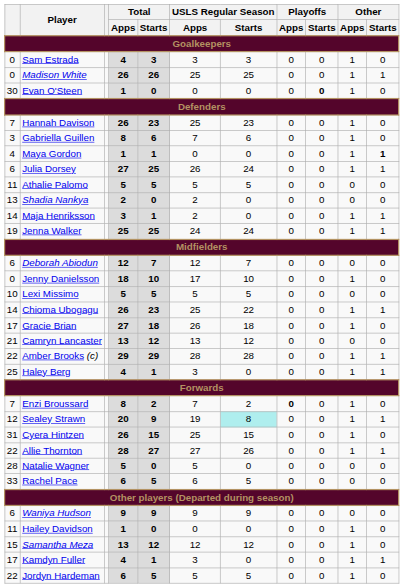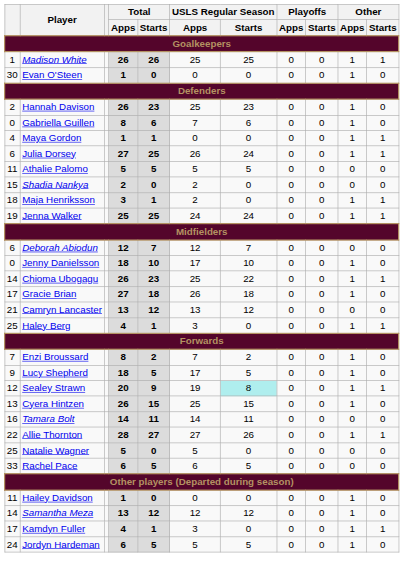- row: (50, 59)
(12, 75) 0 -> (12, 59) 1
(322, 90) bold -> (322, 75) normal
(12, 123) 7 -> (12, 107) 2
(12, 138) 3 -> (12, 123) 0
(383, 153) bold -> (383, 138) normal
(12, 200) 13 -> (12, 184) 15
(12, 215) 14 -> (12, 200) 18
- row: (50, 294)
- row: (60, 356)
(291, 404) bold -> (291, 357) normal
+ row: (55, 373)
(12, 435) 31 -> (12, 404) 13
+ row: (48, 419)
(12, 466) 28 -> (12, 450) 25
- row: (57, 513)
(12, 544) 15 -> (12, 513) 14
(12, 575) 22 -> (12, 544) 24
